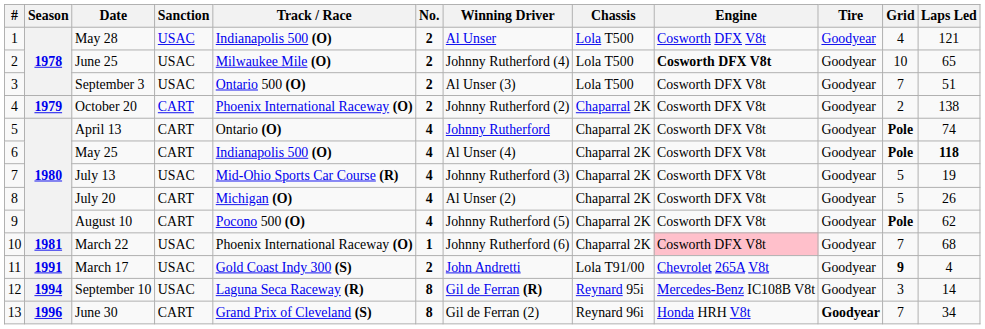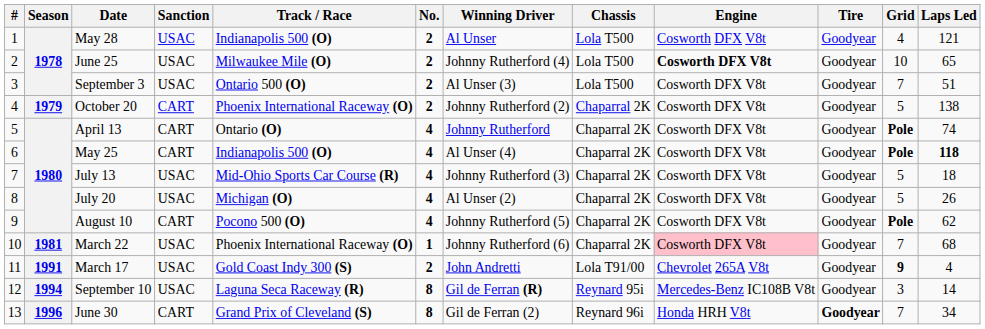(900, 107) 2 -> (900, 107) 5
(949, 175) 19 -> (949, 175) 18
(176, 198) CART -> (176, 198) USAC
